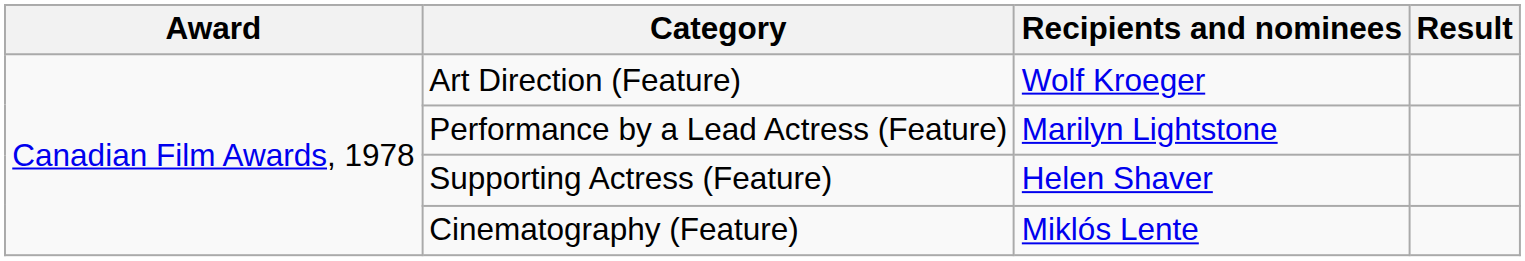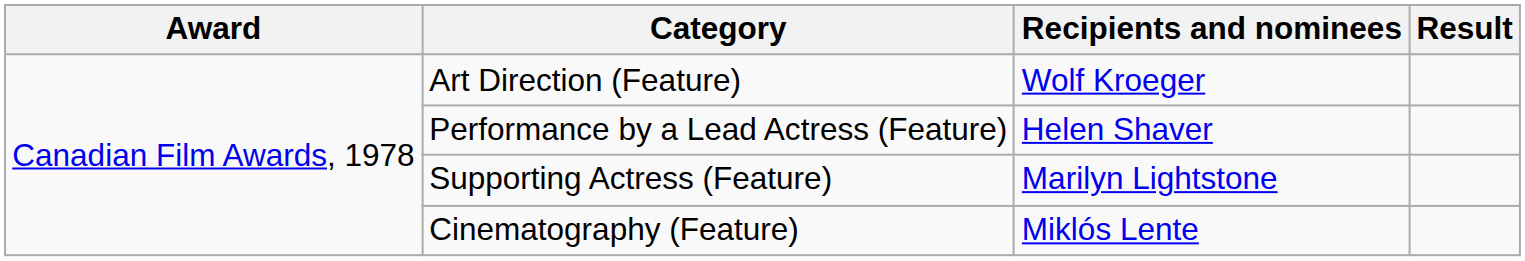(1150, 129) Marilyn Lightstone -> (1117, 129) Helen Shaver
(1117, 179) Helen Shaver -> (1150, 179) Marilyn Lightstone
